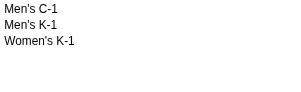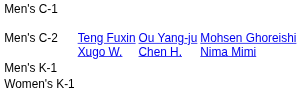+ row: (31, 38)
